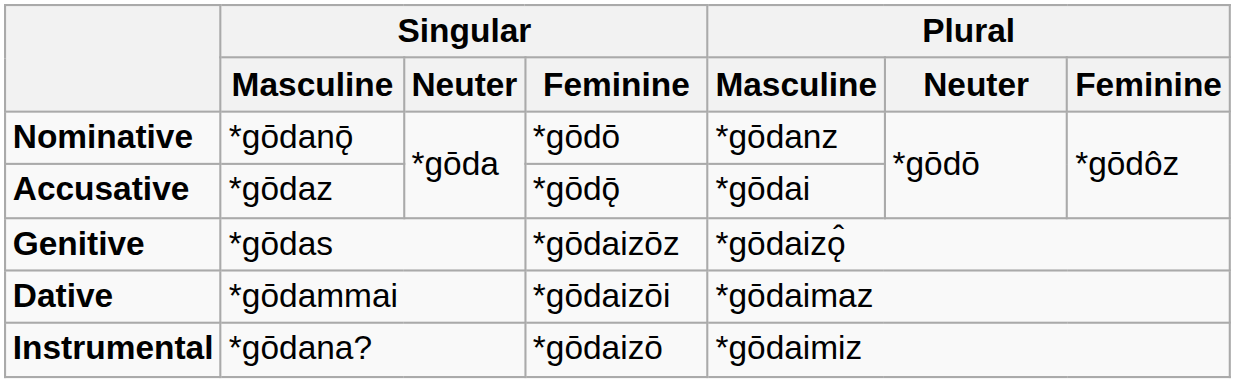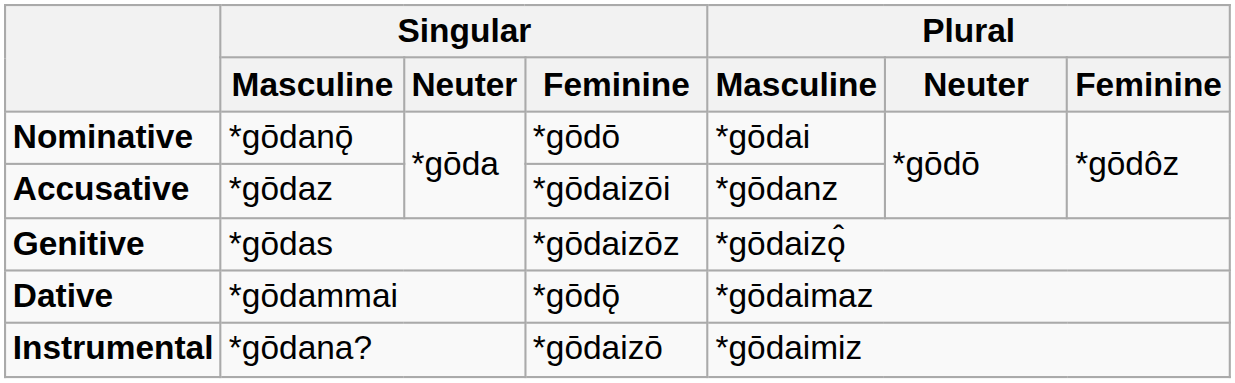(777, 137) *gōdanz -> (763, 137) *gōdai
(577, 190) *gōdǭ -> (602, 190) *gōdaizōi
(763, 190) *gōdai -> (777, 190) *gōdanz
(602, 296) *gōdaizōi -> (577, 296) *gōdǭ
